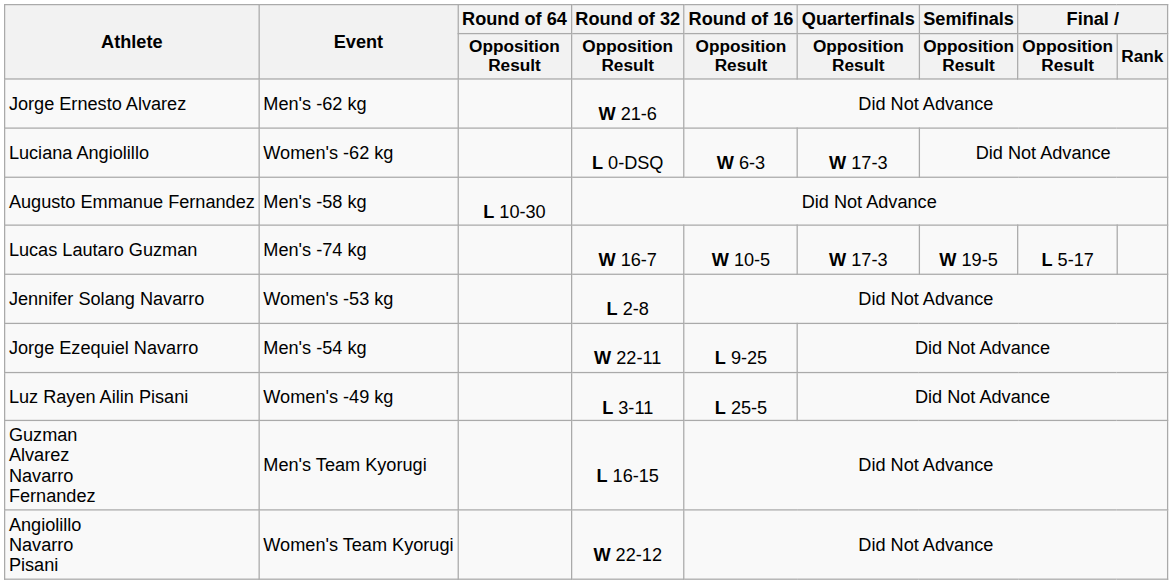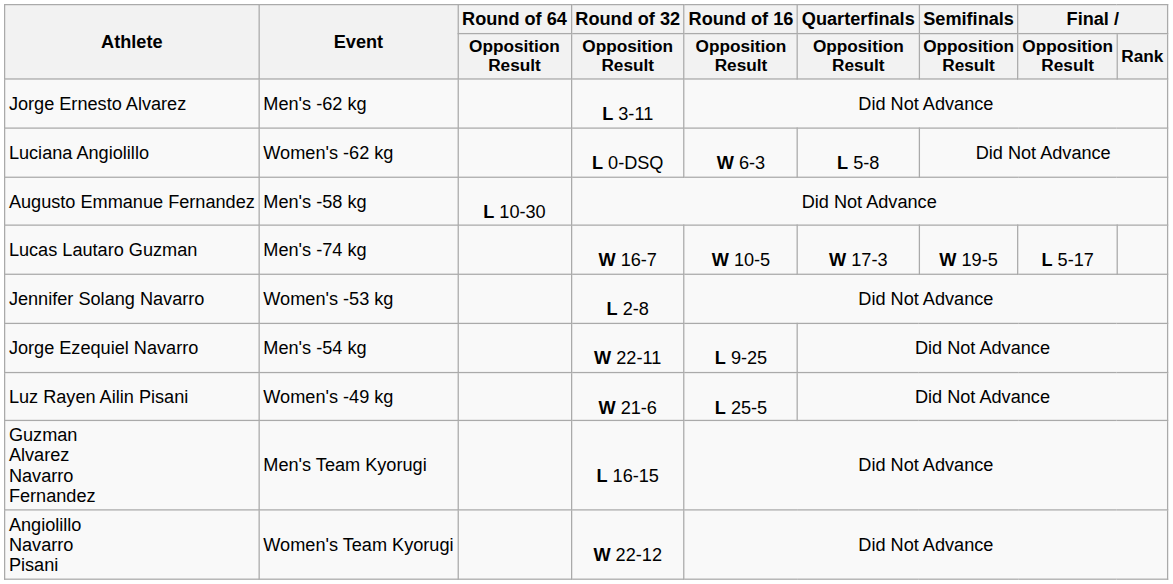(628, 114) W 21-6 -> (628, 114) L 3-11
(858, 163) W 17-3 -> (858, 163) L 5-8
(628, 407) L 3-11 -> (628, 407) W 21-6
